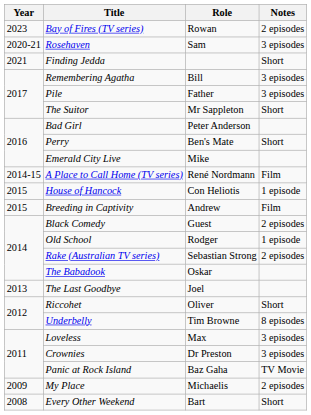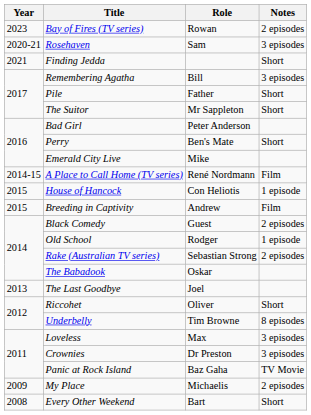(283, 93) 3 episodes -> (272, 93) Short
